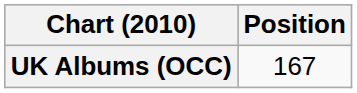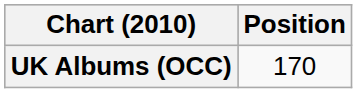(295, 66) 167 -> (295, 66) 170
